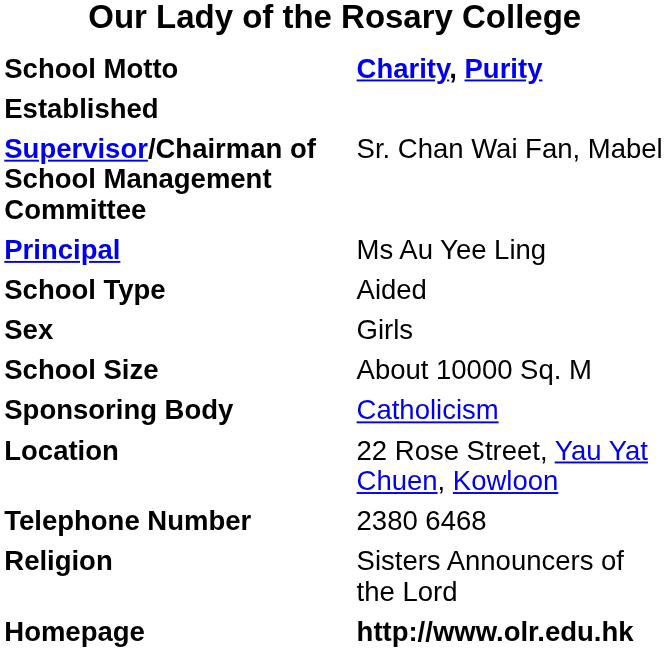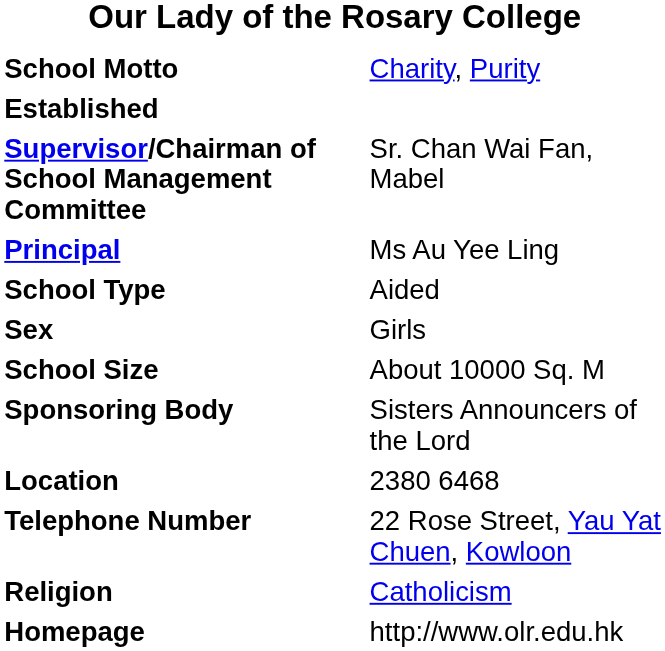(450, 68) bold -> (455, 68) normal
(428, 410) Catholicism -> (503, 425) Sisters Announcers of the Lord
(502, 465) 22 Rose Street, Yau Yat Chuen, Kowloon -> (435, 480) 2380 6468
(422, 520) 2380 6468 -> (515, 536) 22 Rose Street, Yau Yat Chuen, Kowloon
(490, 576) Sisters Announcers of the Lord -> (441, 591) Catholicism
(495, 631) bold -> (496, 631) normal
